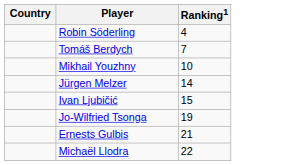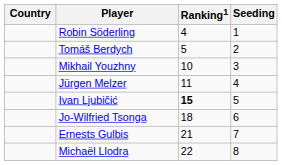+ column: (254, 14)
(184, 49) 7 -> (184, 49) 5
(187, 83) 14 -> (186, 83) 11
(187, 100) normal -> (187, 100) bold
(187, 117) 19 -> (187, 117) 18
